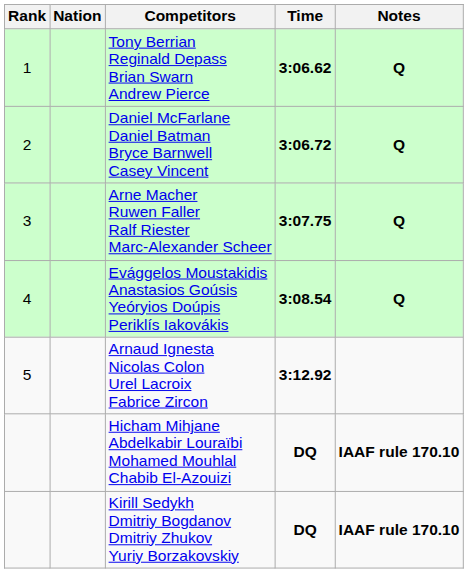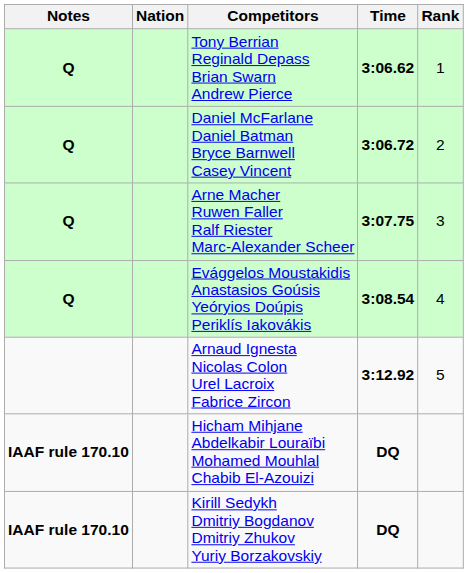columns swapped: (27, 16) <-> (399, 16)
